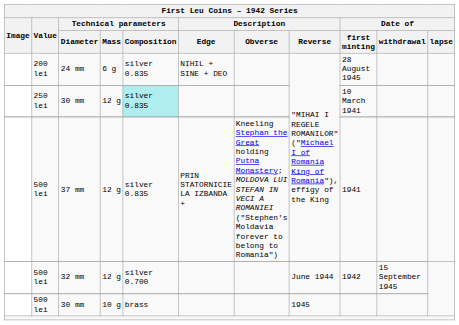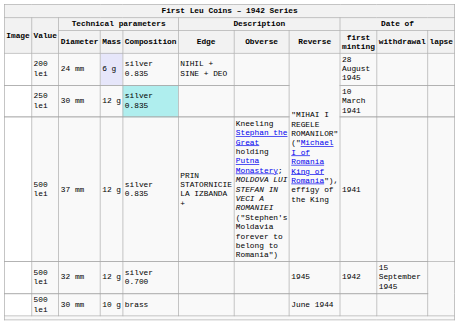(109, 69) no background -> (109, 69) lavender background
(312, 277) June 1944 -> (301, 277) 1945
(301, 304) 1945 -> (312, 304) June 1944
